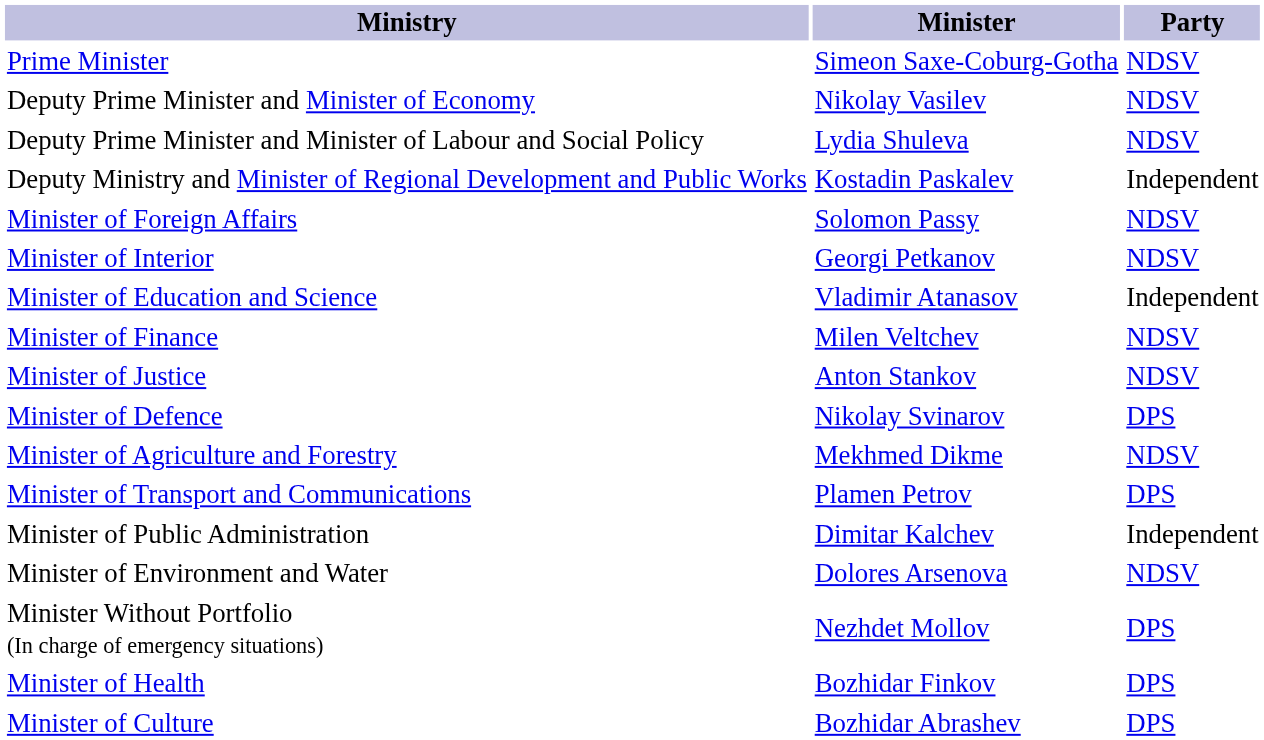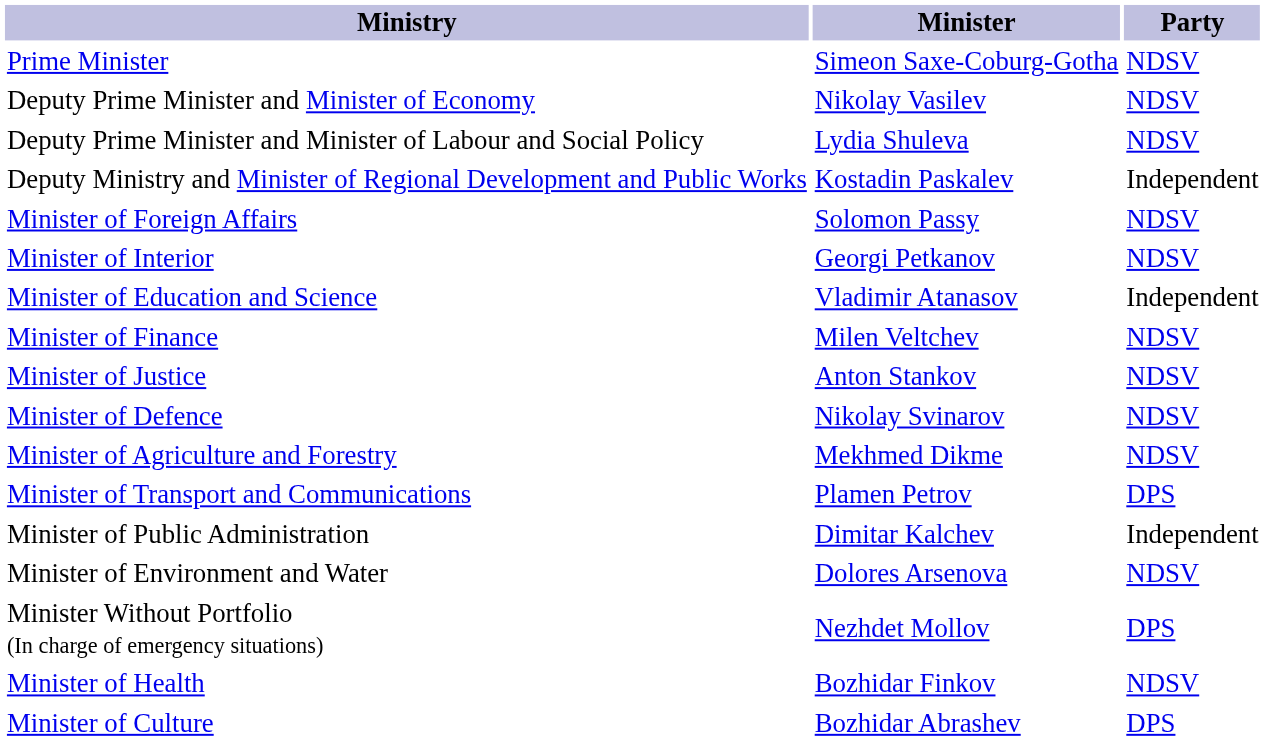(1151, 416) DPS -> (1163, 416) NDSV
(1151, 684) DPS -> (1163, 684) NDSV
